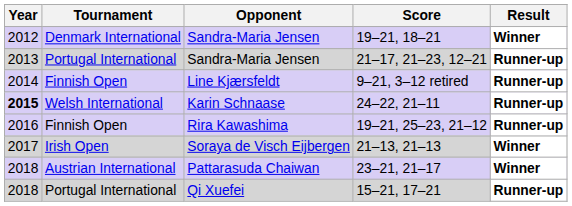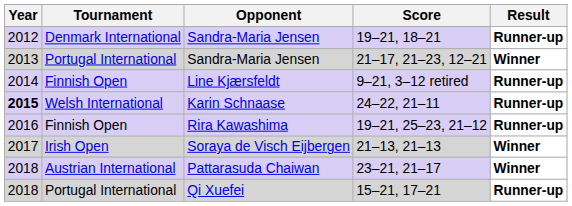(517, 38) Winner -> (528, 38) Runner-up
(528, 59) Runner-up -> (517, 59) Winner
